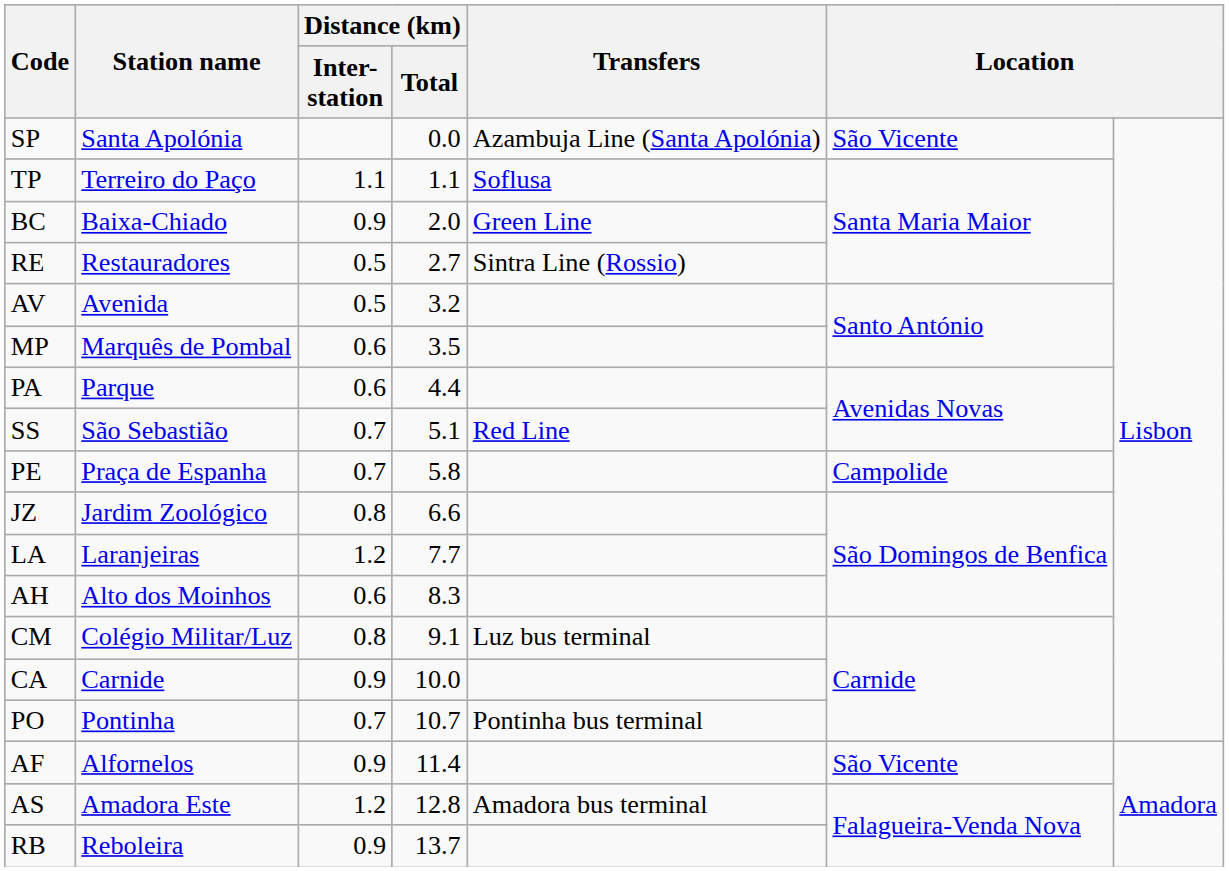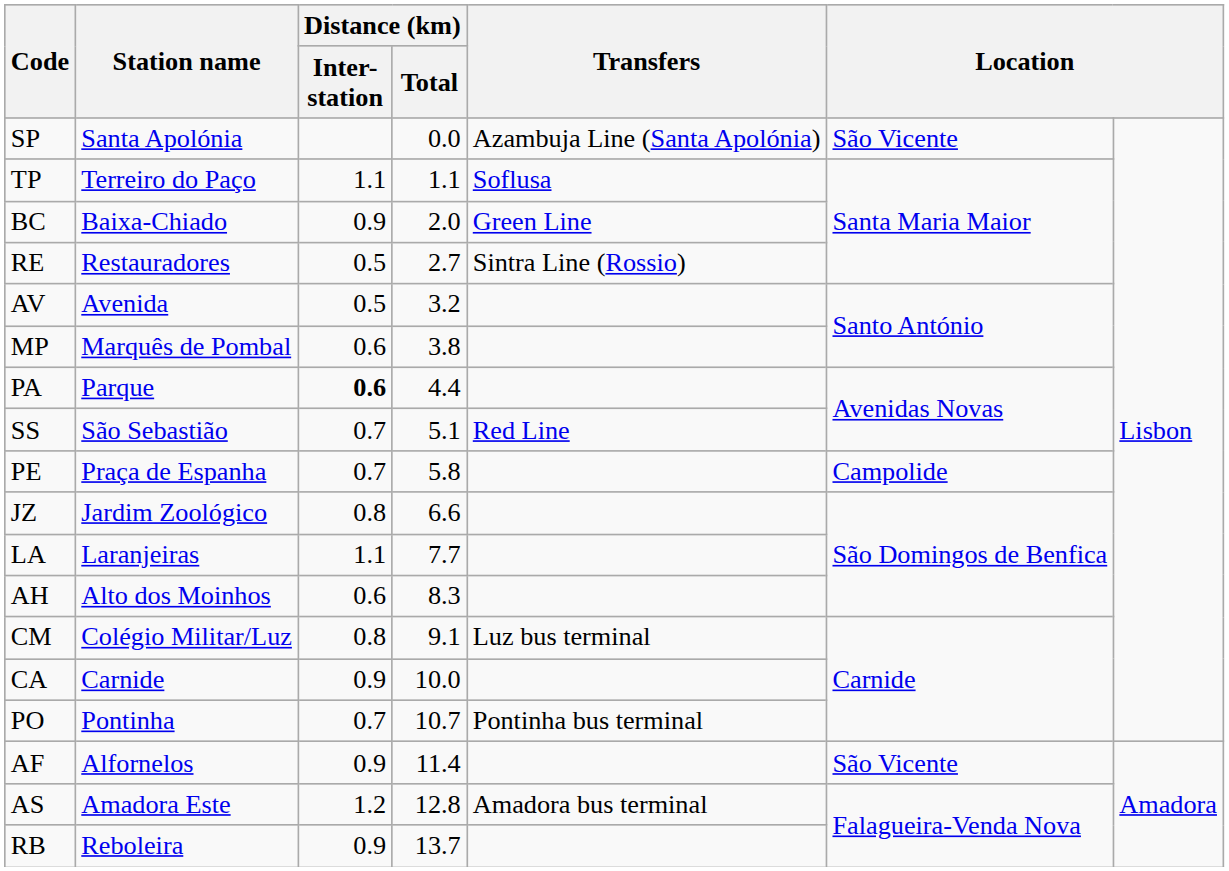(444, 346) 3.5 -> (444, 346) 3.8
(370, 387) normal -> (370, 387) bold
(370, 554) 1.2 -> (370, 554) 1.1
